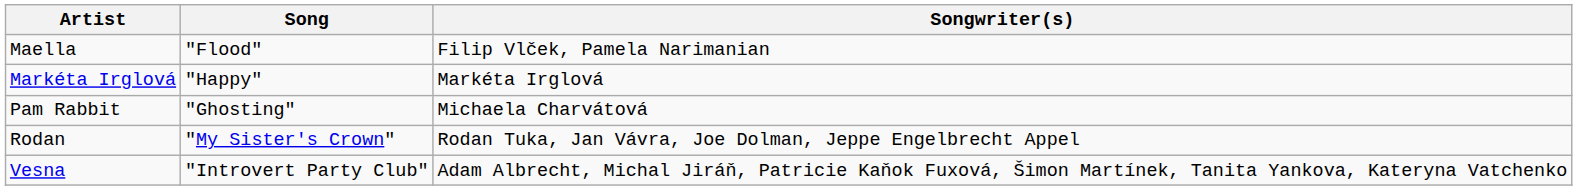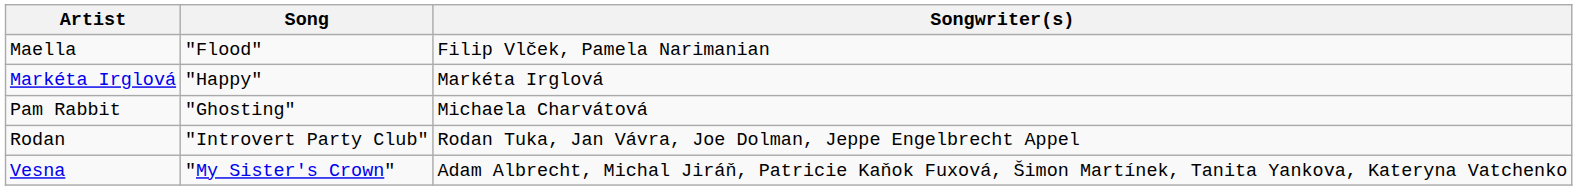(290, 140) "My Sister's Crown" -> (307, 140) "Introvert Party Club"
(307, 170) "Introvert Party Club" -> (290, 170) "My Sister's Crown"
